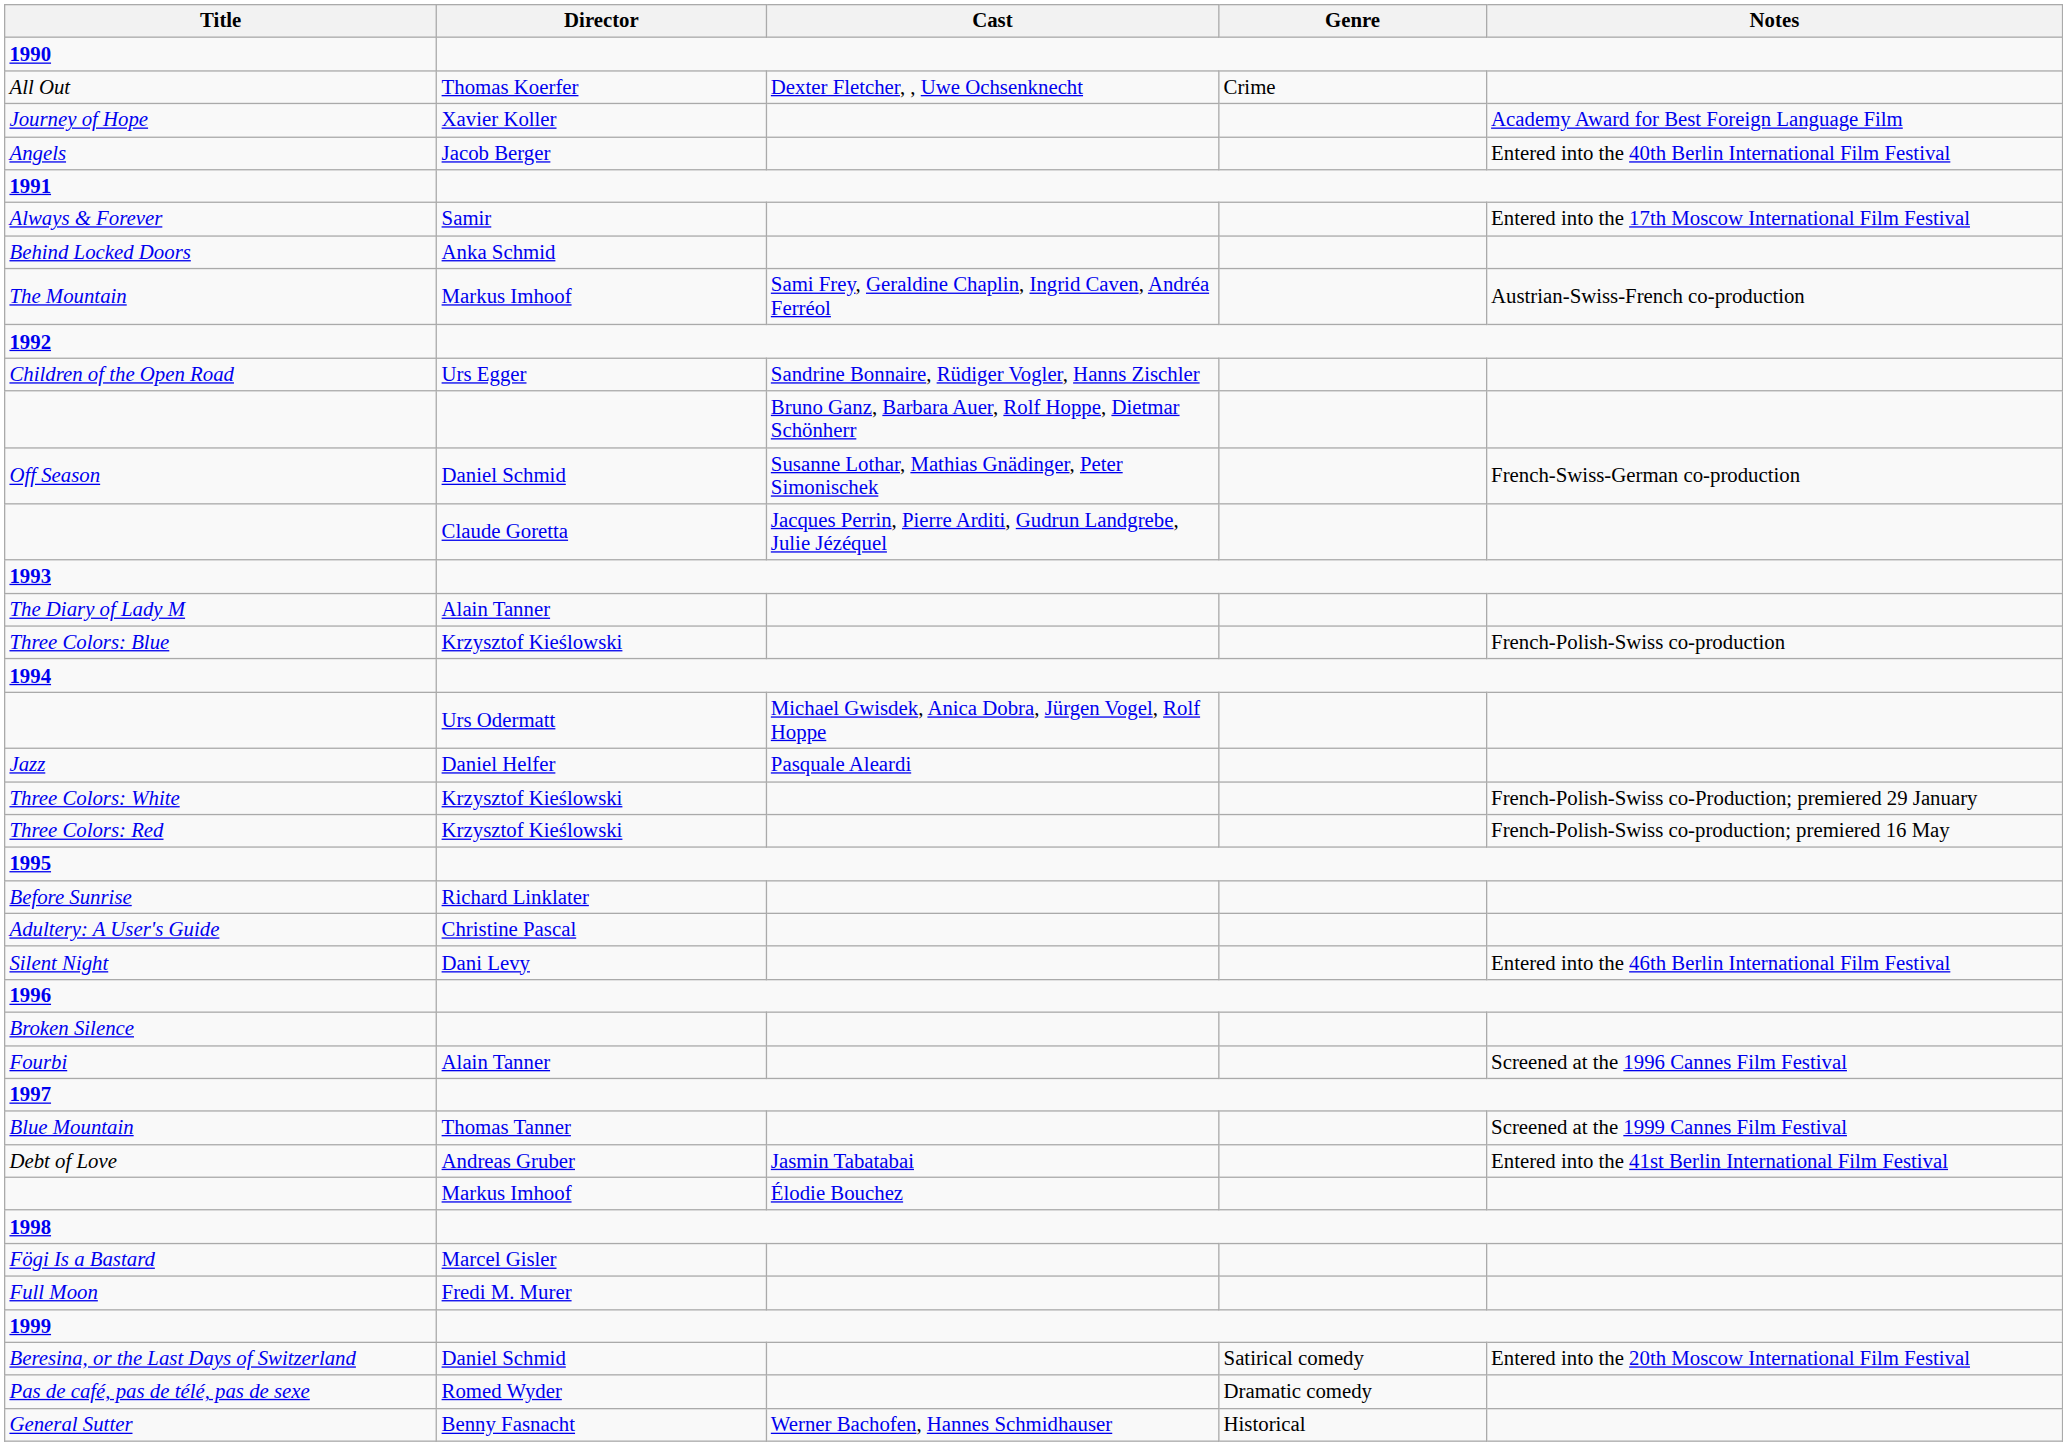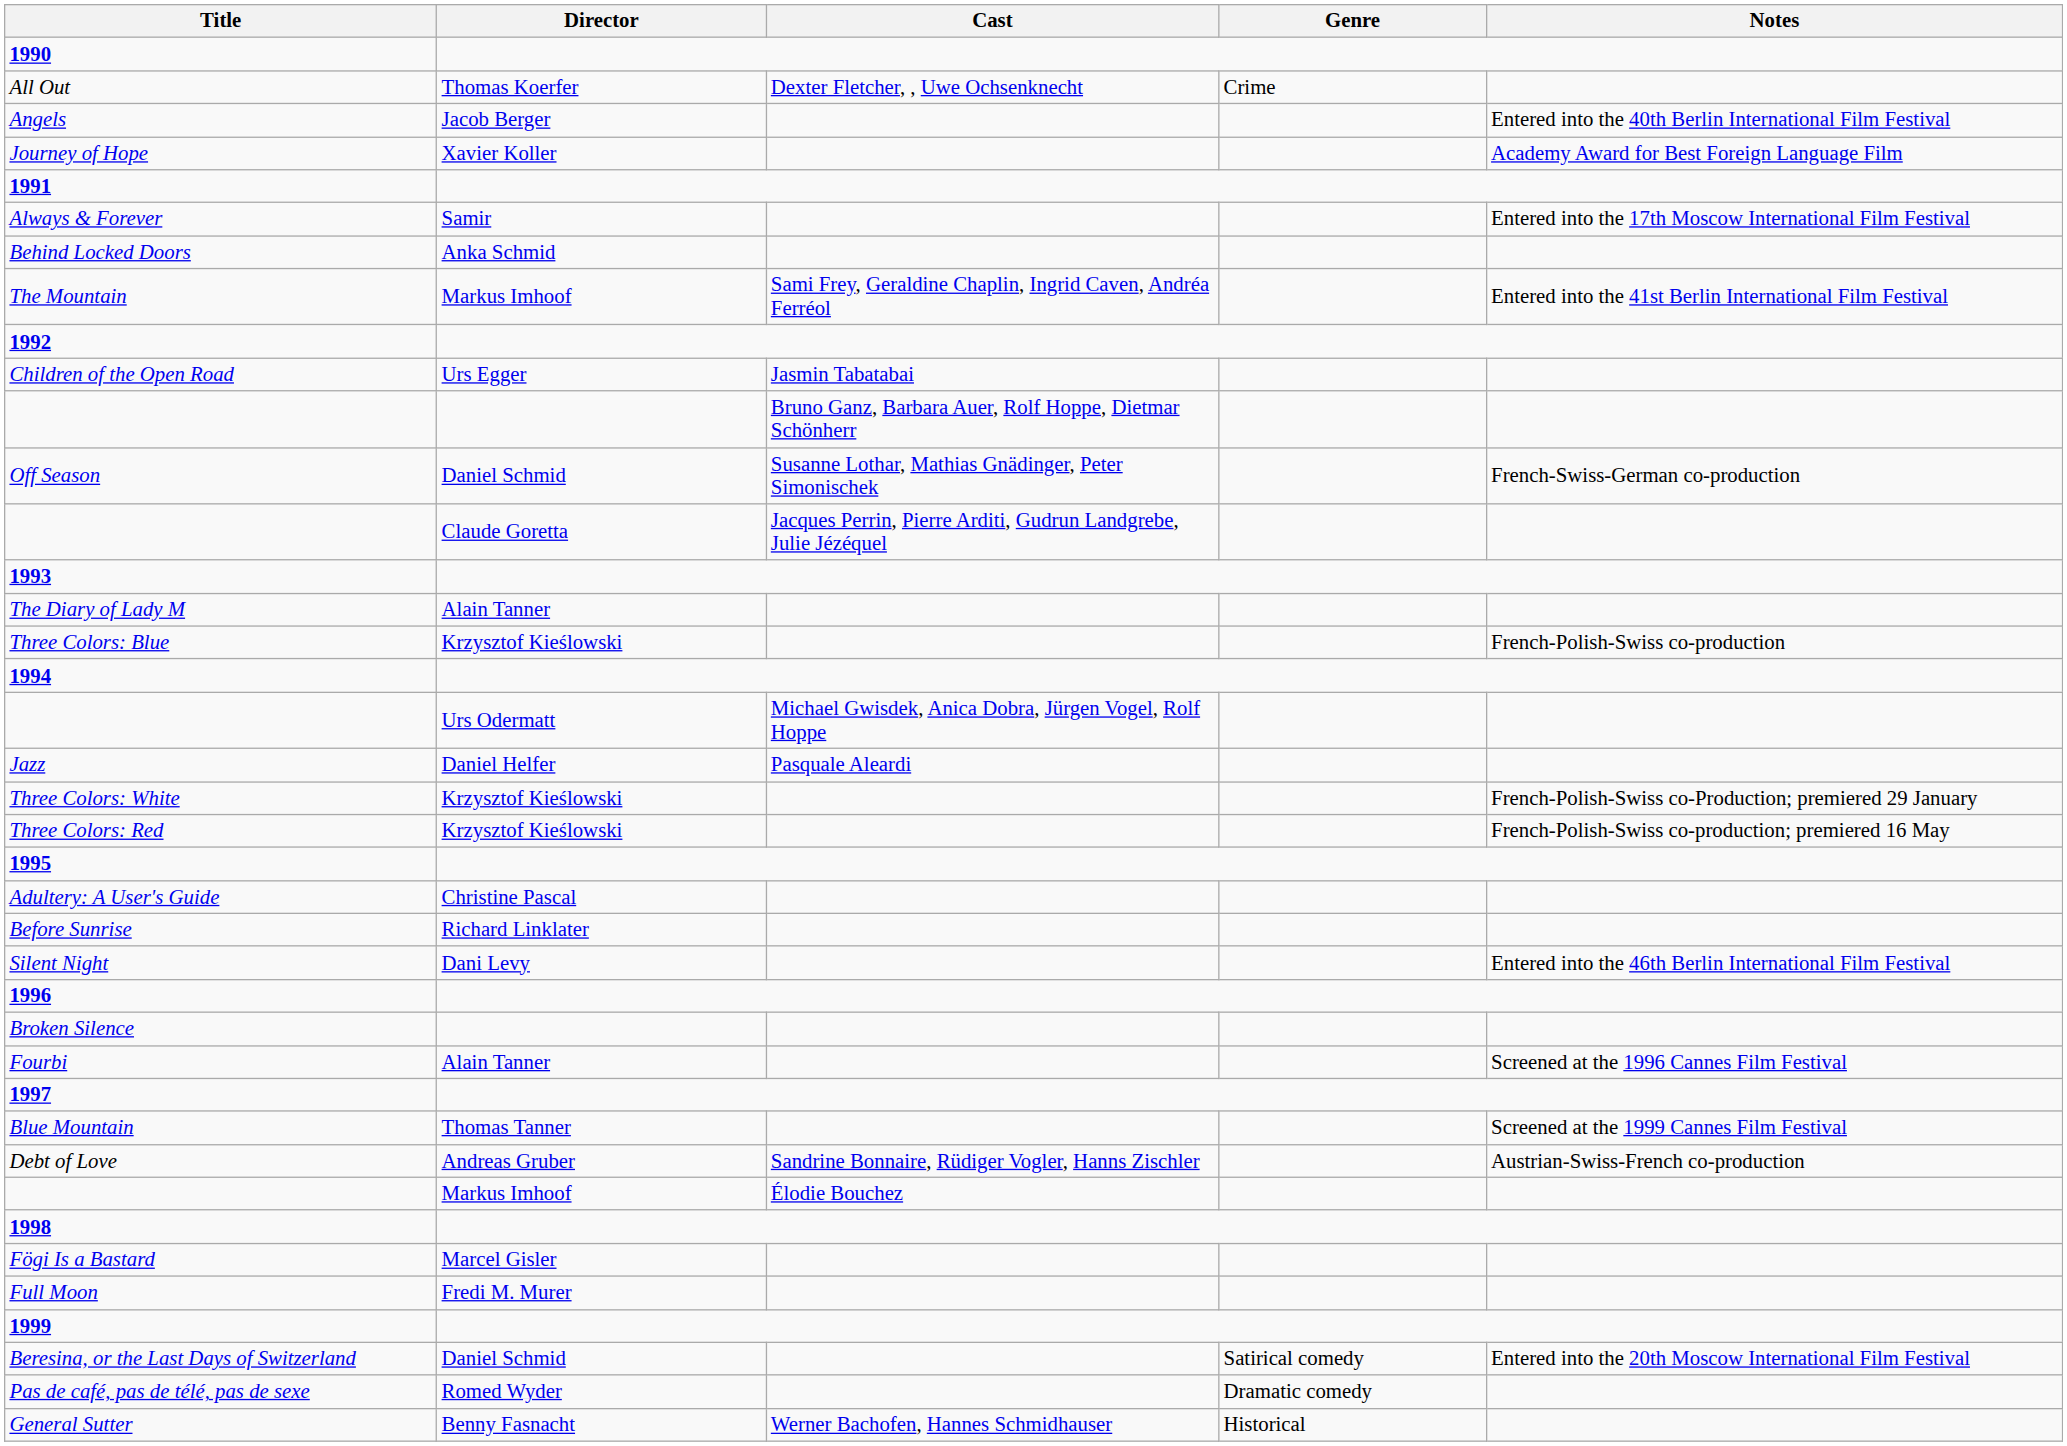rows swapped: (38, 152) <-> (79, 119)
(1648, 296) Austrian-Swiss-French co-production -> (1720, 296) Entered into the 41st Berlin International Film Festival
(985, 374) Sandrine Bonnaire, Rüdiger Vogler, Hanns Zischler -> (842, 374) Jasmin Tabatabai
rows swapped: (114, 929) <-> (71, 896)
(842, 1160) Jasmin Tabatabai -> (985, 1160) Sandrine Bonnaire, Rüdiger Vogler, Hanns Zischler
(1720, 1160) Entered into the 41st Berlin International Film Festival -> (1648, 1160) Austrian-Swiss-French co-production
